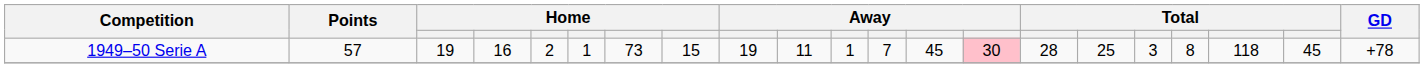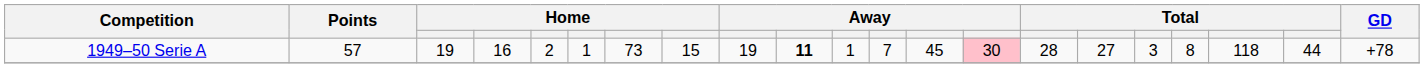(804, 50) normal -> (804, 50) bold
(1106, 50) 25 -> (1106, 50) 27
(1312, 50) 45 -> (1312, 50) 44
